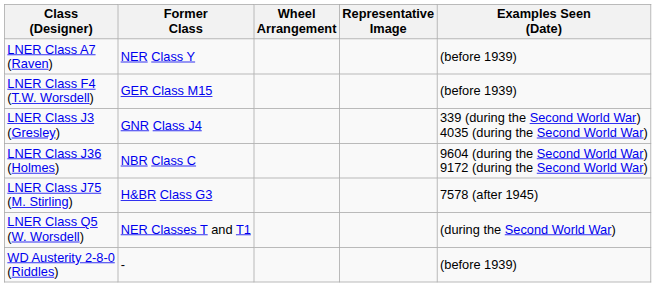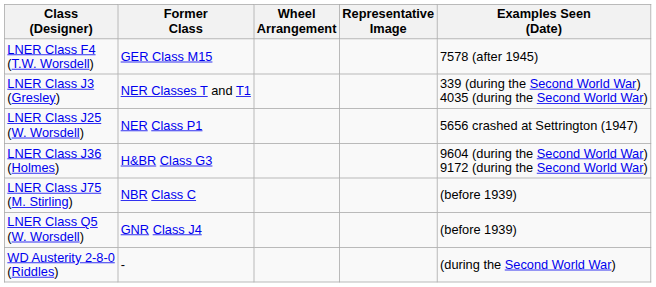- row: (51, 56)
(478, 91) (before 1939) -> (489, 56) 7578 (after 1945)
(161, 125) GNR Class J4 -> (186, 91) NER Classes T and T1
+ row: (54, 125)
(158, 160) NBR Class C -> (167, 160) H&BR Class G3
(167, 195) H&BR Class G3 -> (158, 195) NBR Class C
(489, 195) 7578 (after 1945) -> (478, 195) (before 1939)
(186, 230) NER Classes T and T1 -> (161, 230) GNR Class J4
(528, 230) (during the Second World War) -> (478, 230) (before 1939)
(478, 264) (before 1939) -> (528, 264) (during the Second World War)
